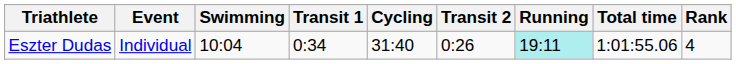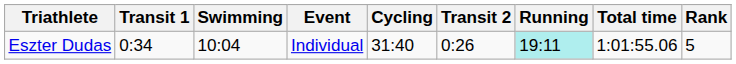columns swapped: (155, 18) <-> (328, 18)
(690, 45) 4 -> (690, 45) 5
